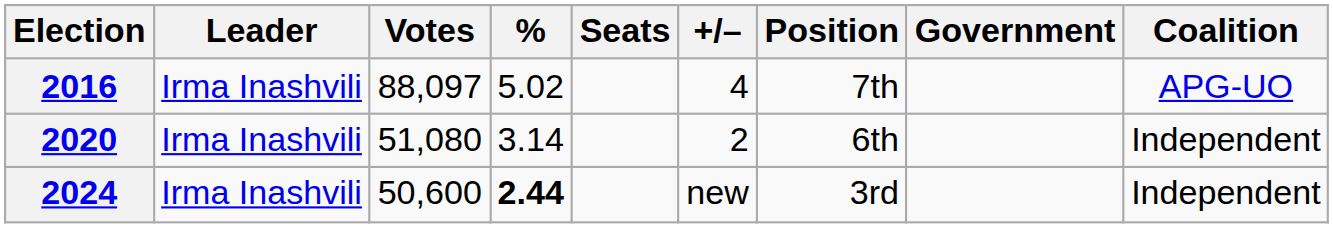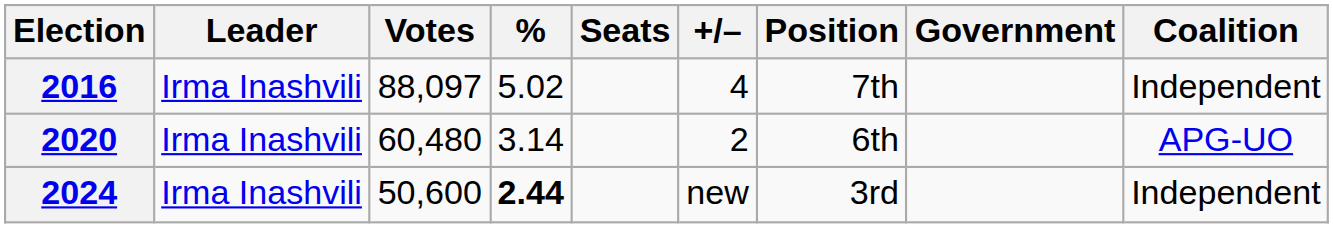(1226, 85) APG-UO -> (1226, 85) Independent
(430, 139) 51,080 -> (430, 139) 60,480
(1226, 139) Independent -> (1226, 139) APG-UO
